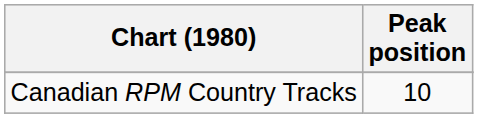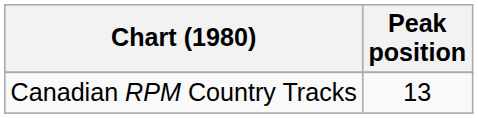(417, 92) 10 -> (417, 92) 13
